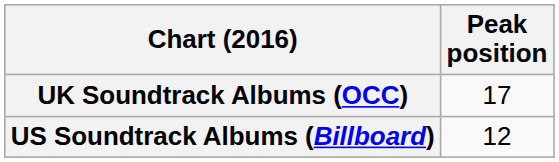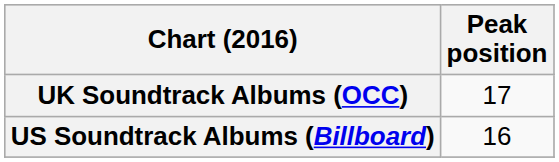(497, 136) 12 -> (497, 136) 16
